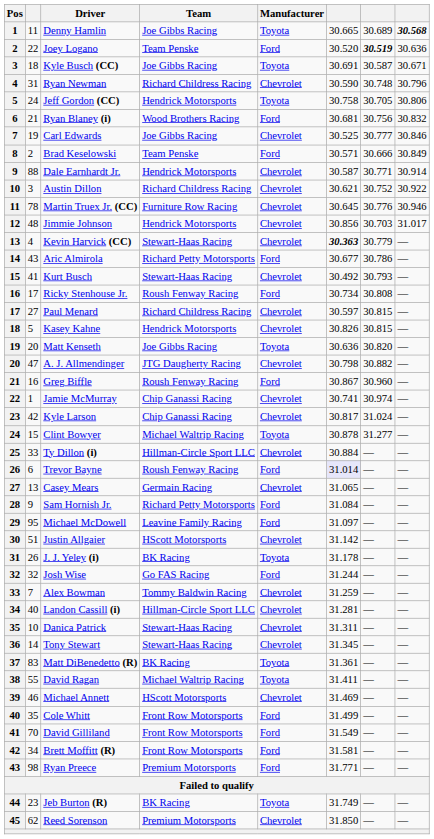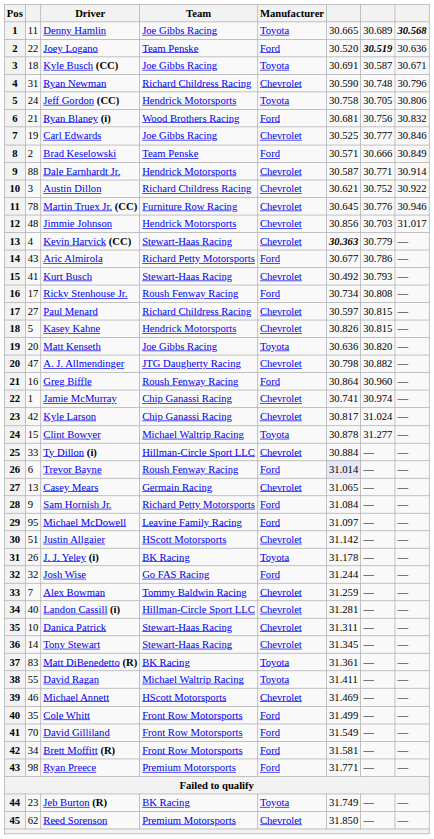(344, 381) 30.867 -> (344, 381) 30.864
